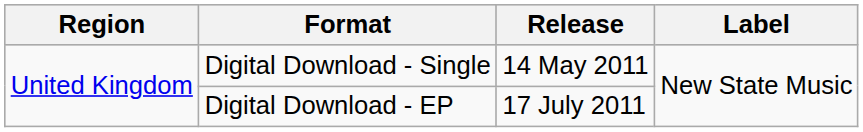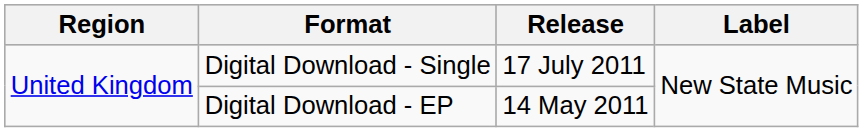(576, 65) 14 May 2011 -> (574, 65) 17 July 2011
(574, 106) 17 July 2011 -> (576, 106) 14 May 2011
